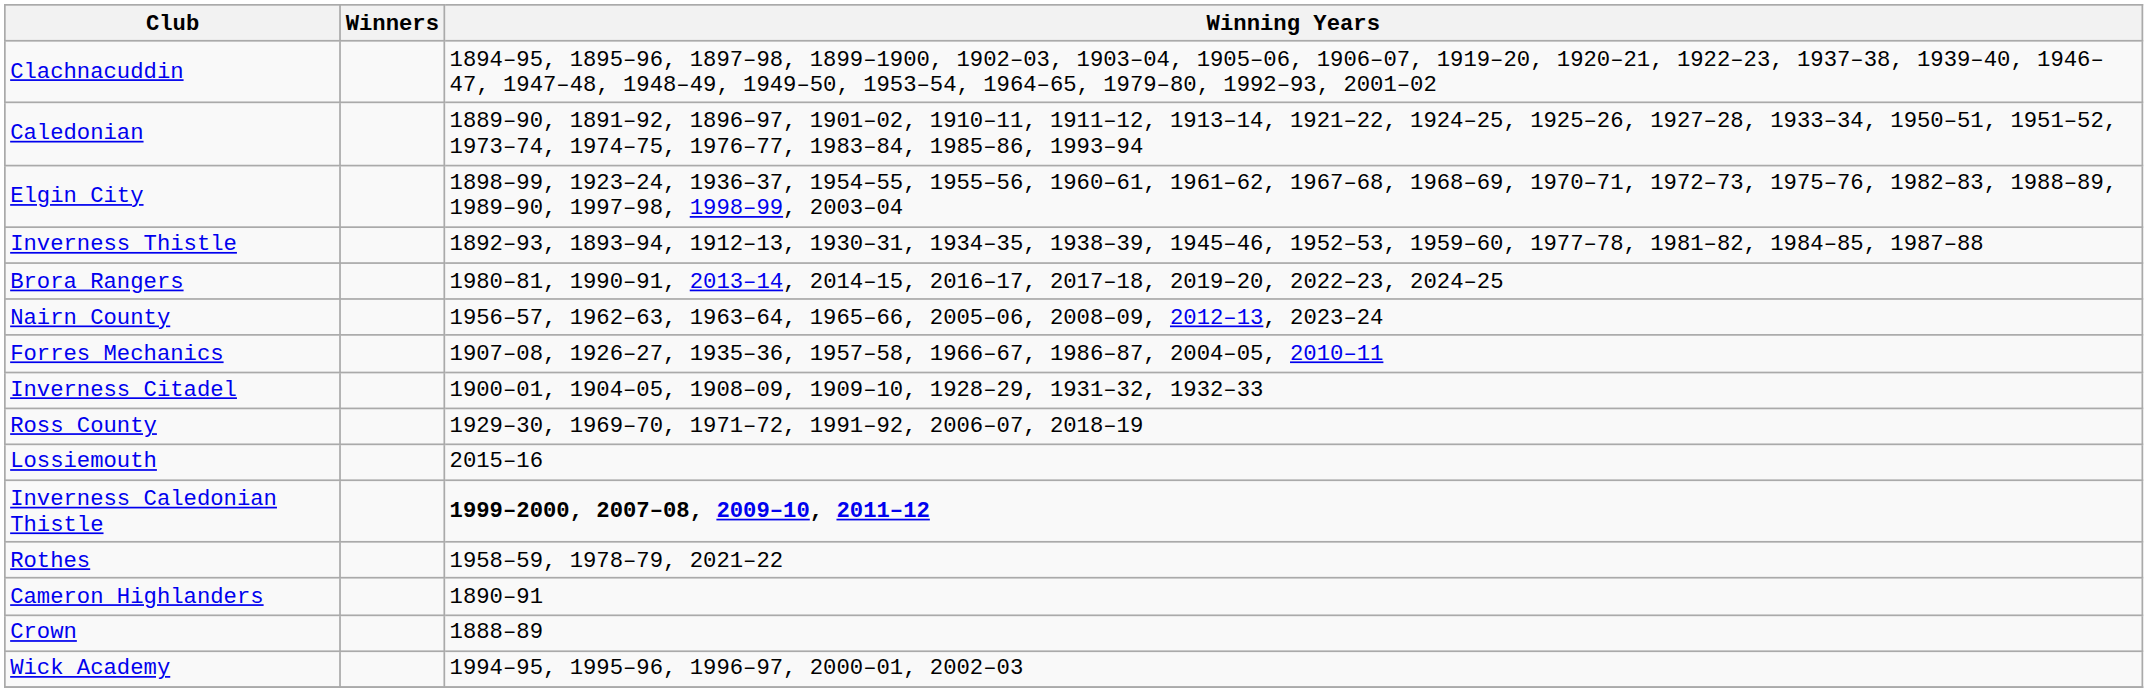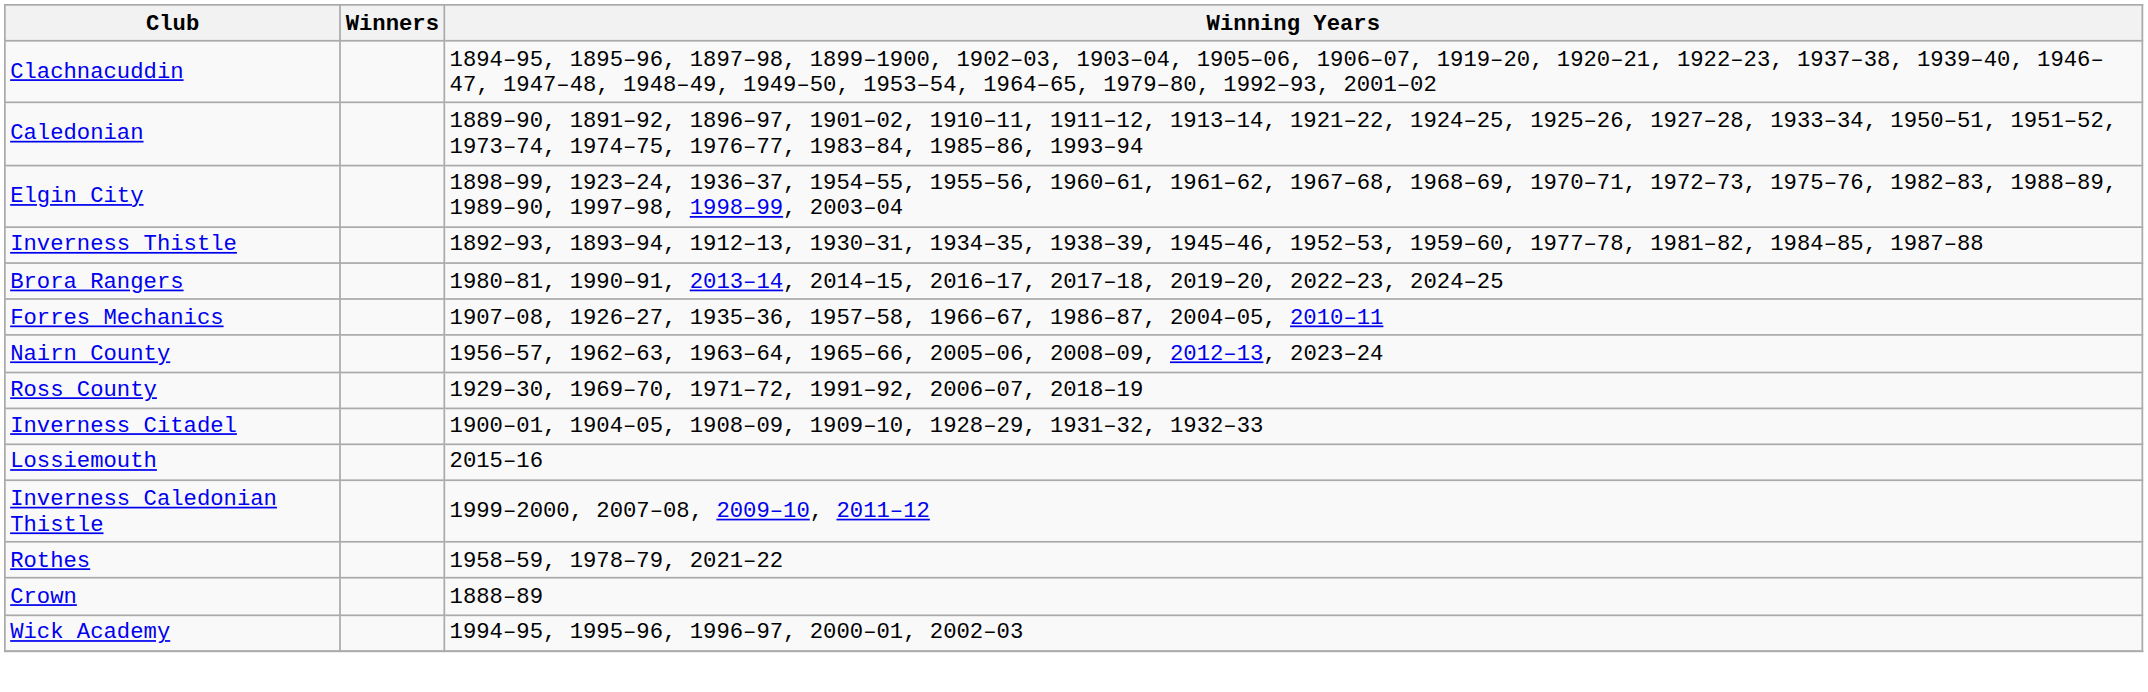rows swapped: (117, 354) <-> (90, 317)
rows swapped: (124, 390) <-> (84, 426)
(690, 511) bold -> (690, 511) normal
- row: (137, 597)
